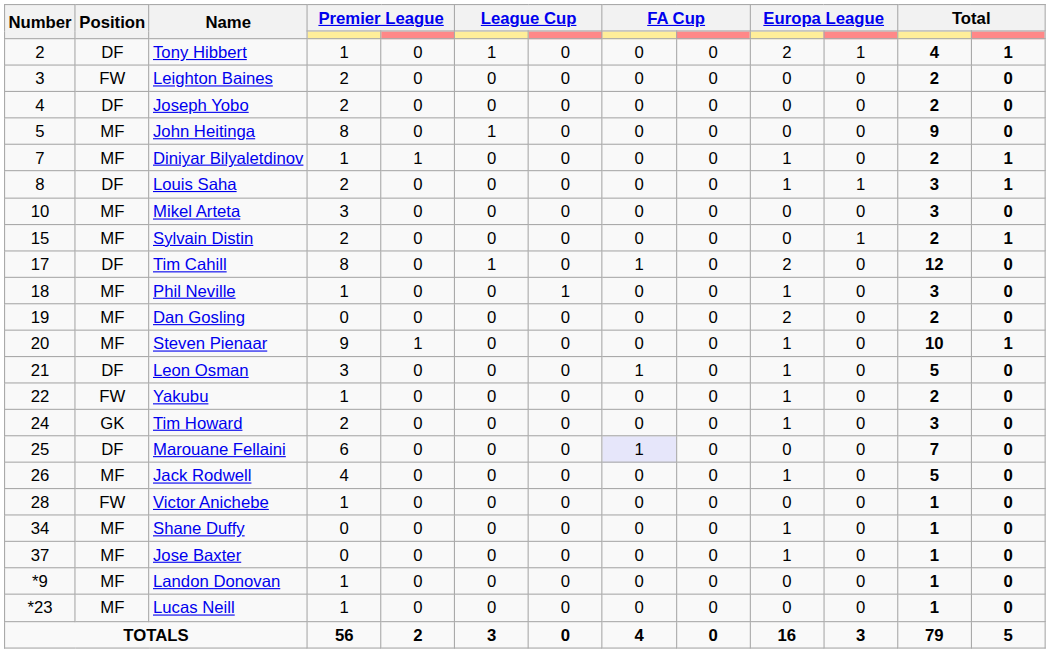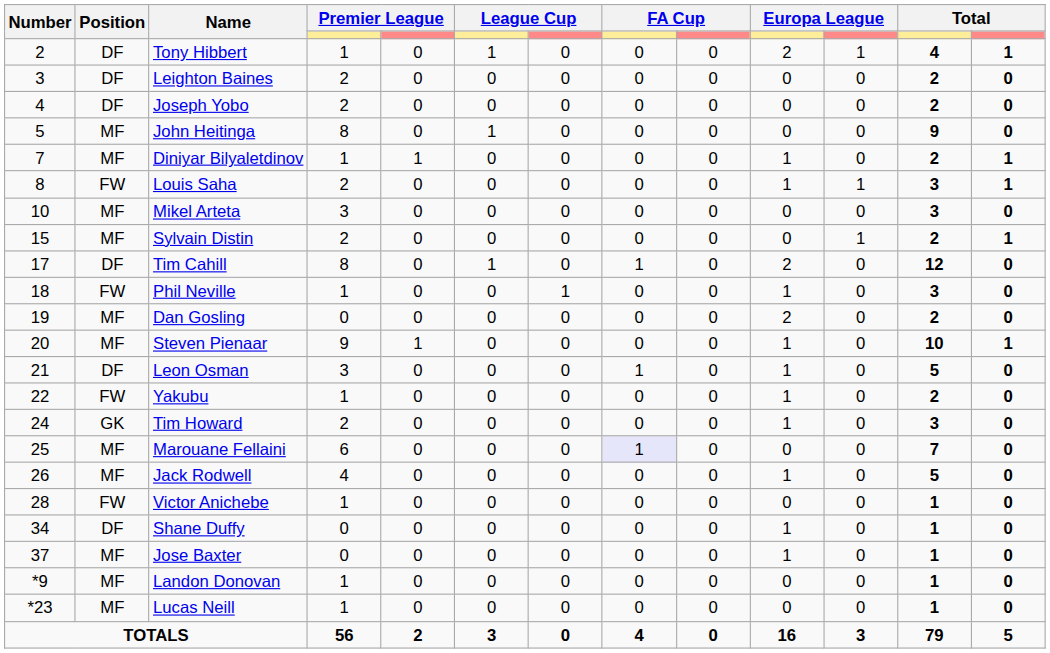(112, 79) FW -> (112, 79) DF
(112, 185) DF -> (112, 185) FW
(112, 290) MF -> (112, 290) FW
(112, 449) DF -> (112, 449) MF
(112, 529) MF -> (112, 529) DF
